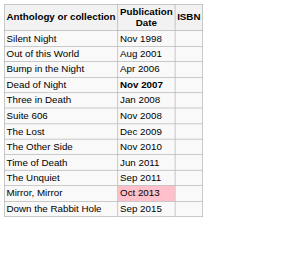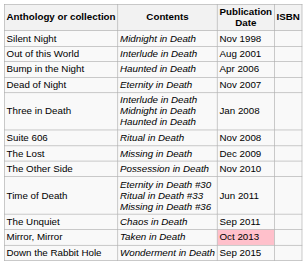+ column: (168, 17)
(141, 85) bold -> (240, 85) normal
